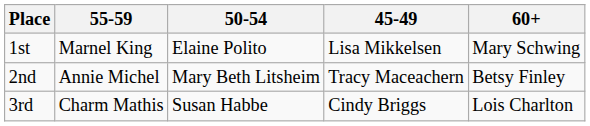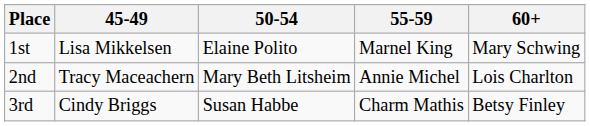columns swapped: (396, 18) <-> (111, 18)
(519, 76) Betsy Finley -> (523, 76) Lois Charlton
(523, 105) Lois Charlton -> (519, 105) Betsy Finley
